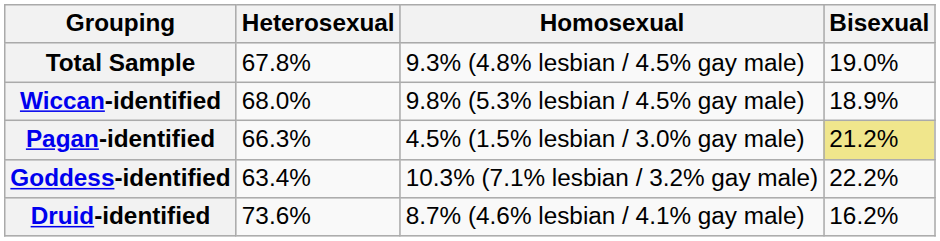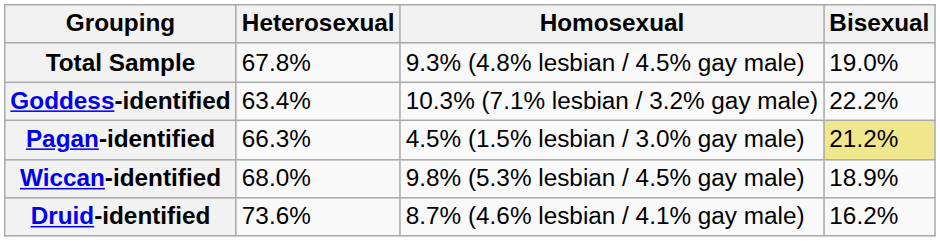rows swapped: (120, 178) <-> (120, 100)
